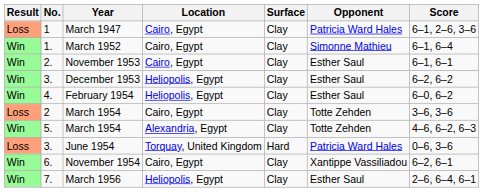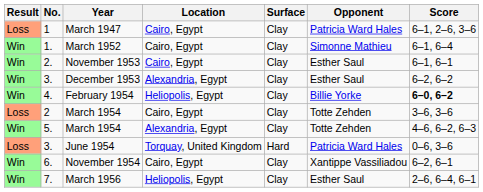(184, 79) Heliopolis, Egypt -> (186, 79) Alexandria, Egypt
(337, 96) Esther Saul -> (336, 96) Billie Yorke
(432, 96) normal -> (432, 96) bold
